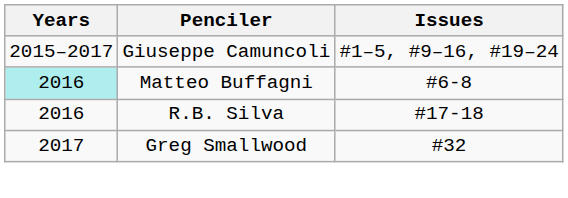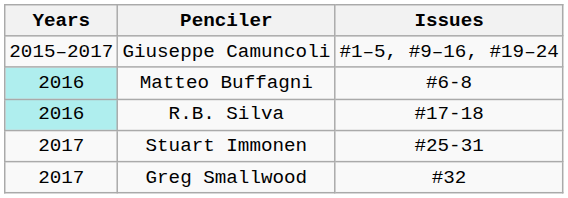(61, 114) no background -> (61, 114) paleturquoise background
+ row: (226, 146)
